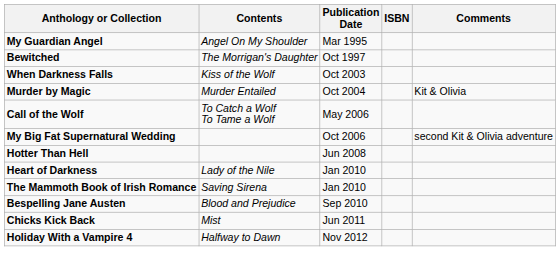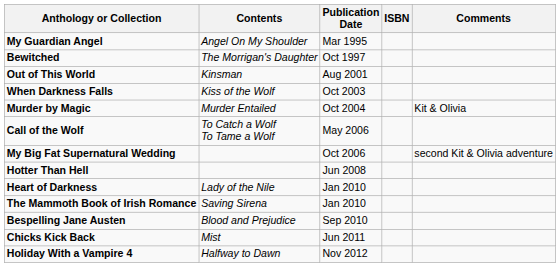+ row: (51, 74)
